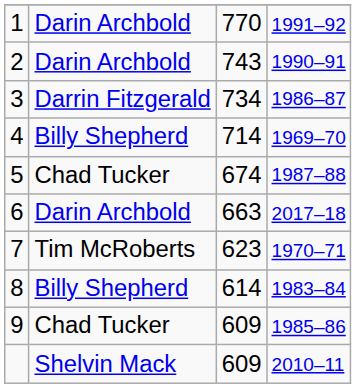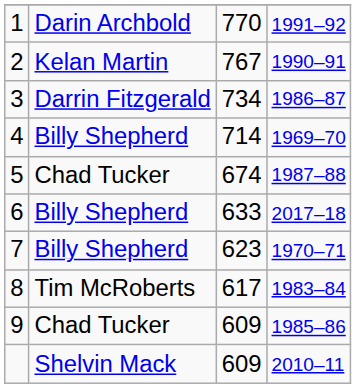(113, 61) Darin Archbold -> (101, 61) Kelan Martin
(242, 61) 743 -> (242, 61) 767
(113, 212) Darin Archbold -> (111, 212) Billy Shepherd
(242, 212) 663 -> (242, 212) 633
(115, 250) Tim McRoberts -> (111, 250) Billy Shepherd
(111, 288) Billy Shepherd -> (115, 288) Tim McRoberts
(242, 288) 614 -> (242, 288) 617
